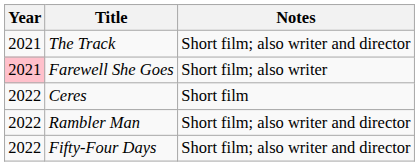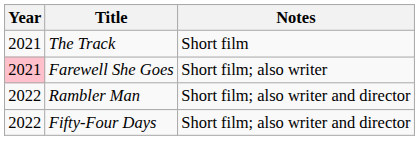(296, 43) Short film; also writer and director -> (215, 43) Short film
- row: (68, 95)
